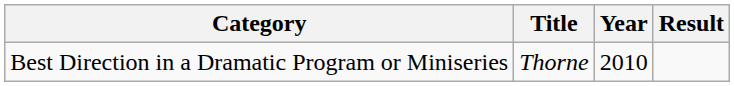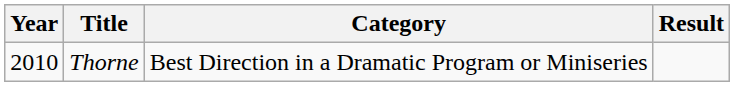columns swapped: (624, 23) <-> (259, 23)
